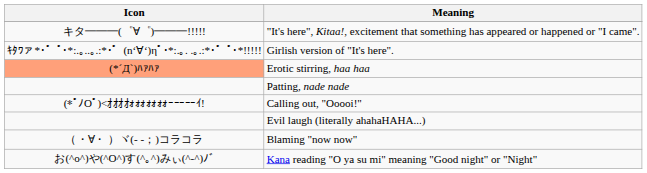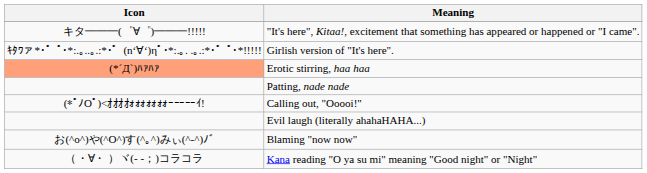(134, 139) （・∀・ ）ヾ(- -；)コラコラ -> (134, 139) お(^o^)や(^O^)す(^｡^)みぃ(^-^)ﾉﾞ
(134, 158) お(^o^)や(^O^)す(^｡^)みぃ(^-^)ﾉﾞ -> (134, 158) （・∀・ ）ヾ(- -；)コラコラ
